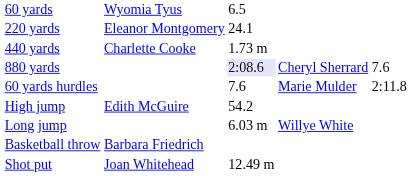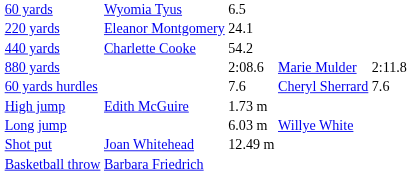(248, 48) 1.73 m -> (241, 48) 54.2
(246, 67) lavender background -> (246, 67) no background
(323, 67) Cheryl Sherrard -> (317, 67) Marie Mulder
(381, 67) 7.6 -> (389, 67) 2:11.8
(317, 87) Marie Mulder -> (323, 87) Cheryl Sherrard
(389, 87) 2:11.8 -> (381, 87) 7.6
(241, 106) 54.2 -> (248, 106) 1.73 m
rows swapped: (28, 164) <-> (53, 145)
